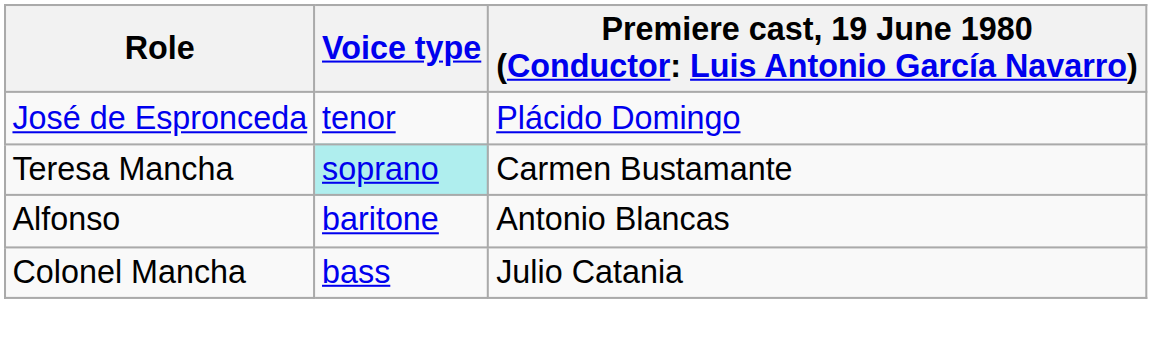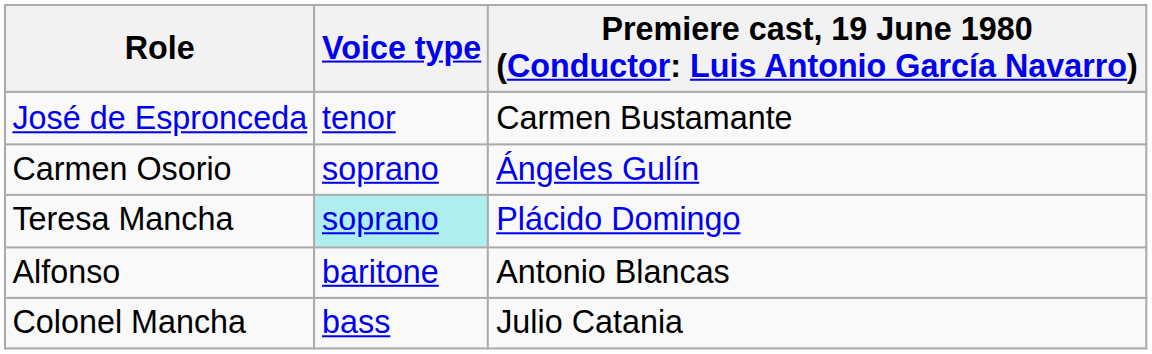(618, 117) Plácido Domingo -> (644, 117) Carmen Bustamante
+ row: (122, 169)
(644, 169) Carmen Bustamante -> (618, 220) Plácido Domingo
